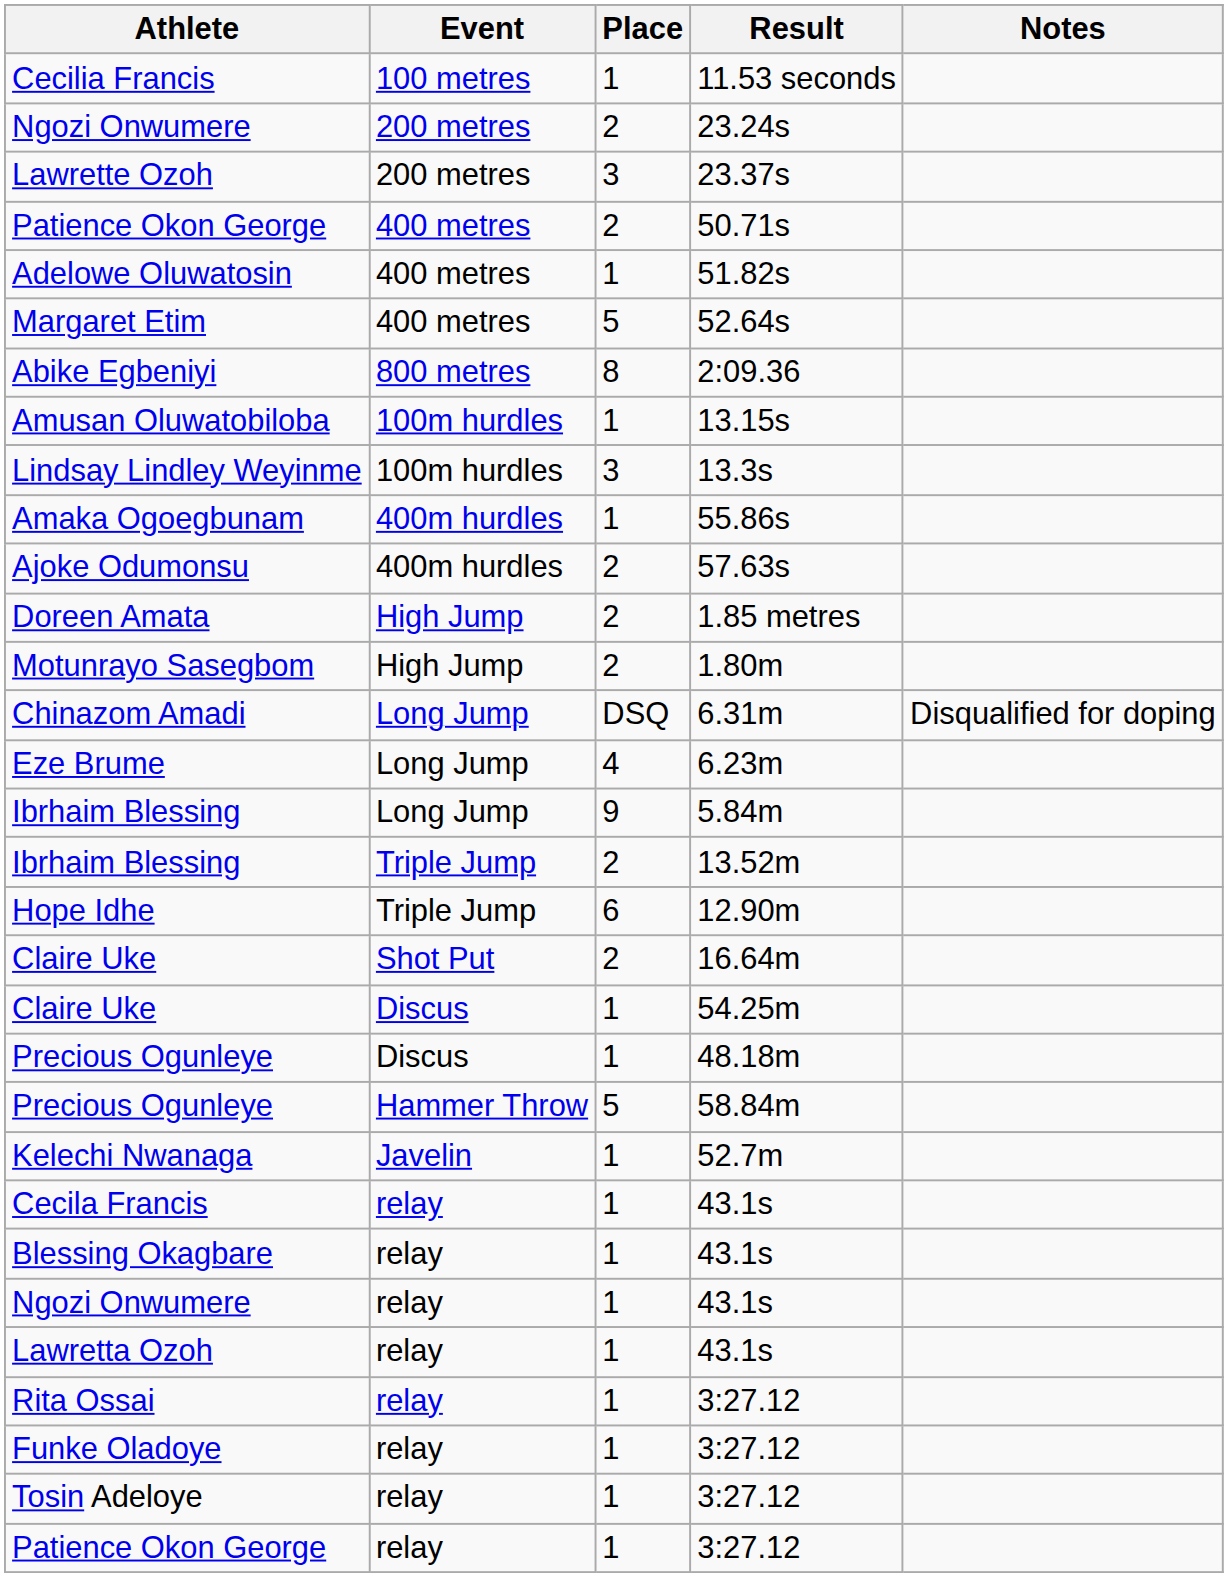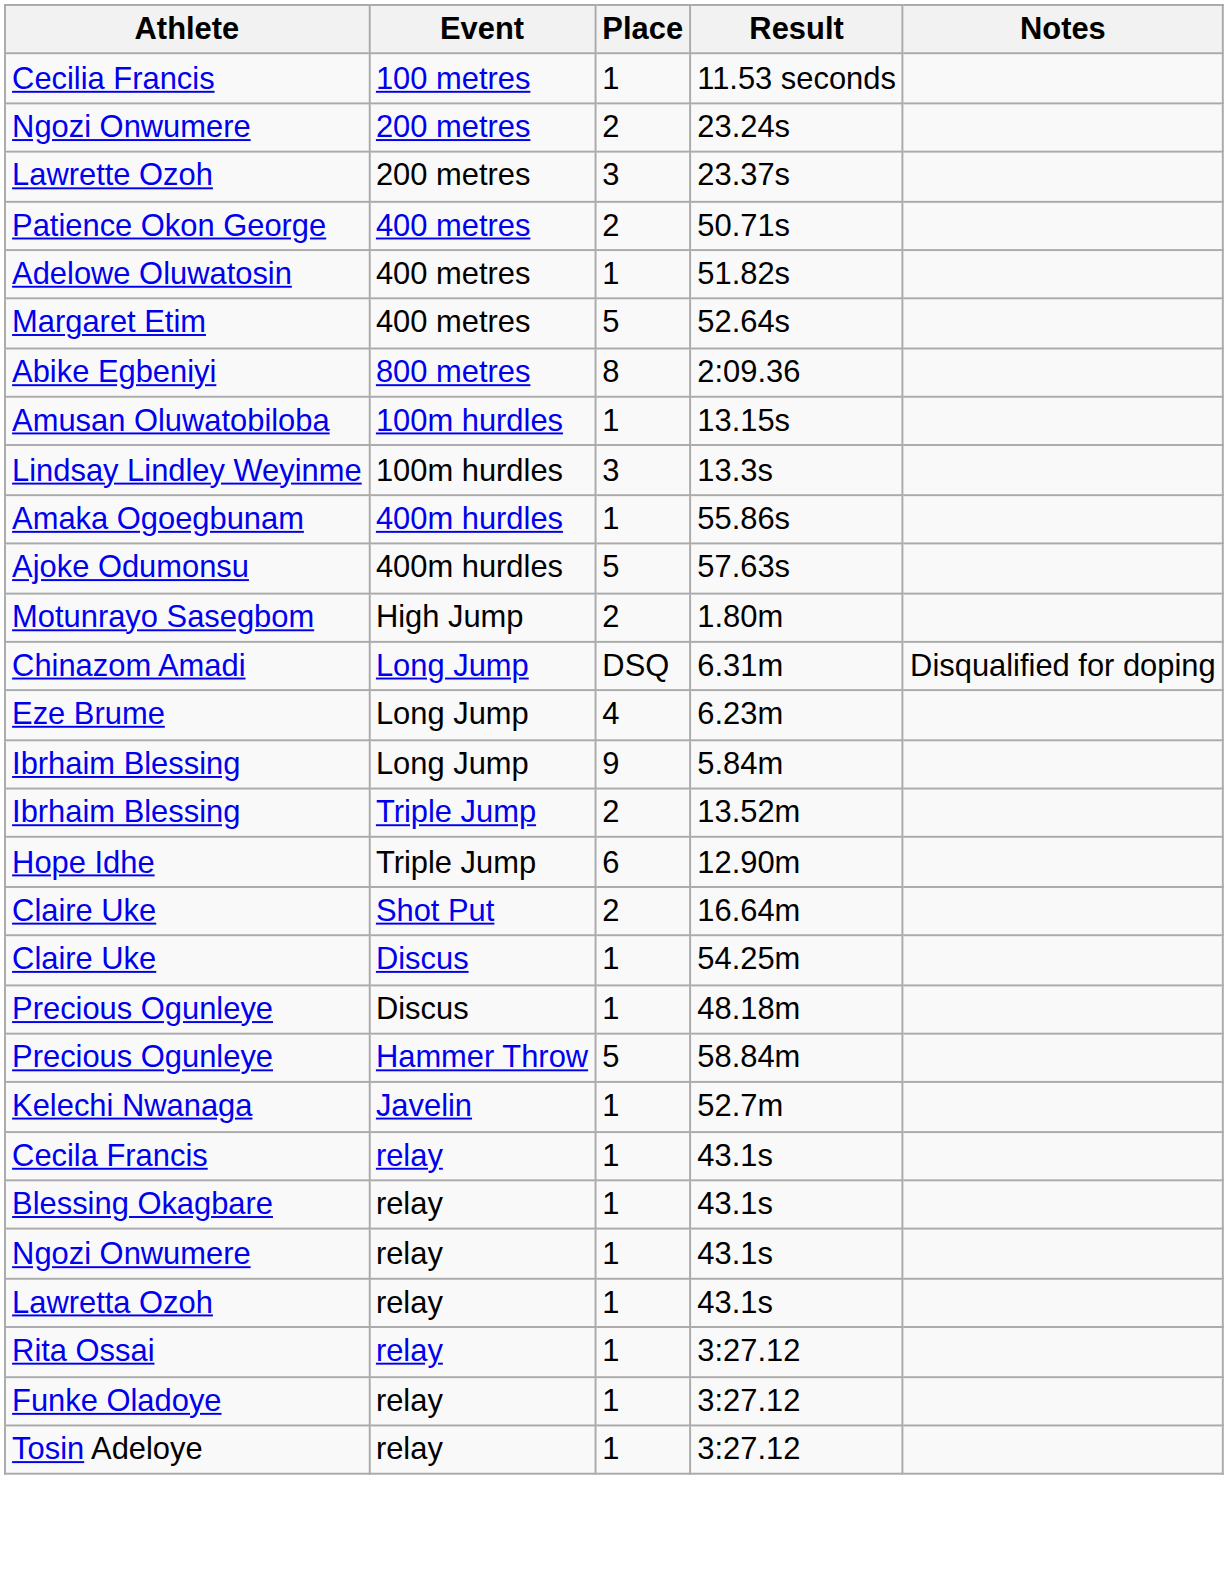(611, 567) 2 -> (611, 567) 5
- row: (111, 616)
- row: (169, 1547)
